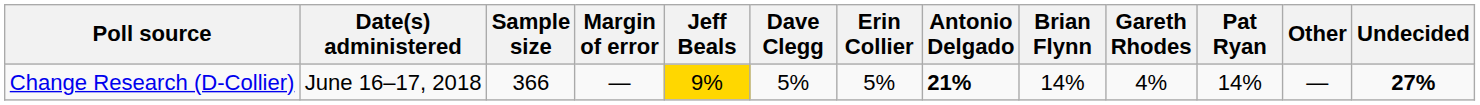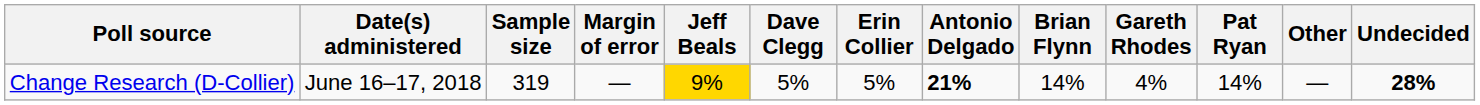(531, 81) 366 -> (531, 81) 319
(1413, 81) 27% -> (1413, 81) 28%
